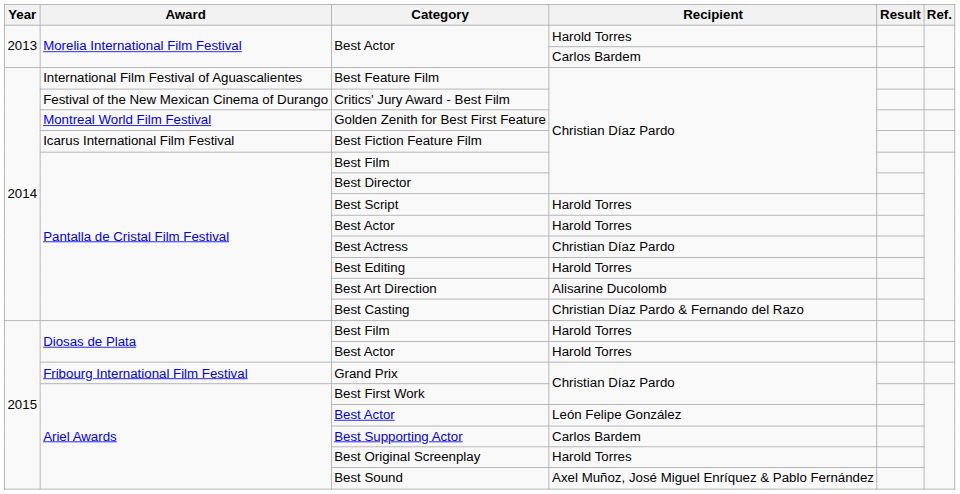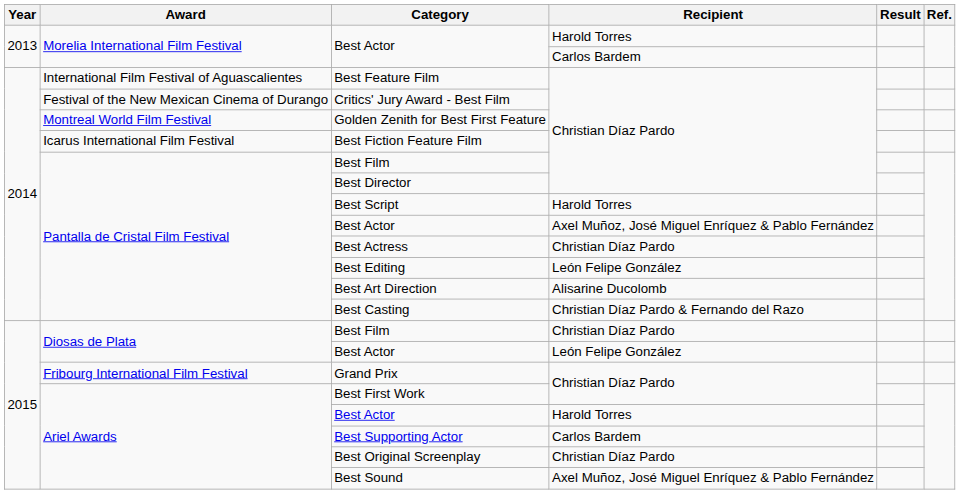(592, 225) Harold Torres -> (713, 225) Axel Muñoz, José Miguel Enríquez & Pablo Fernández
(592, 267) Harold Torres -> (617, 267) León Felipe González
(592, 330) Harold Torres -> (613, 330) Christian Díaz Pardo
(592, 352) Harold Torres -> (617, 352) León Felipe González
(617, 415) León Felipe González -> (592, 415) Harold Torres
(592, 457) Harold Torres -> (613, 457) Christian Díaz Pardo
